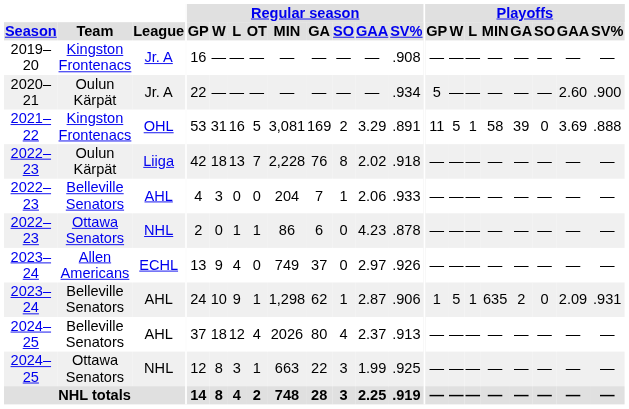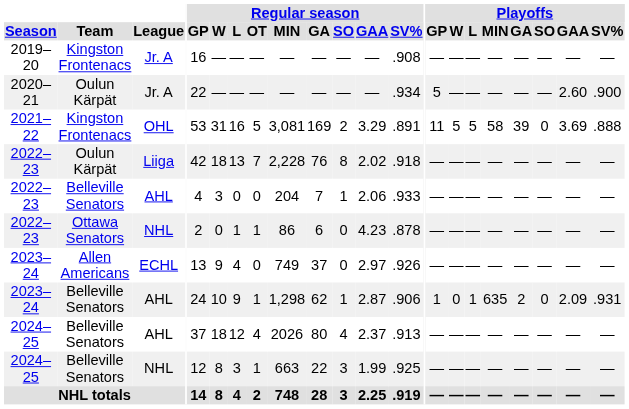(473, 126) 1 -> (473, 126) 5
(456, 299) 5 -> (456, 299) 0
(95, 368) Ottawa Senators -> (95, 368) Belleville Senators
